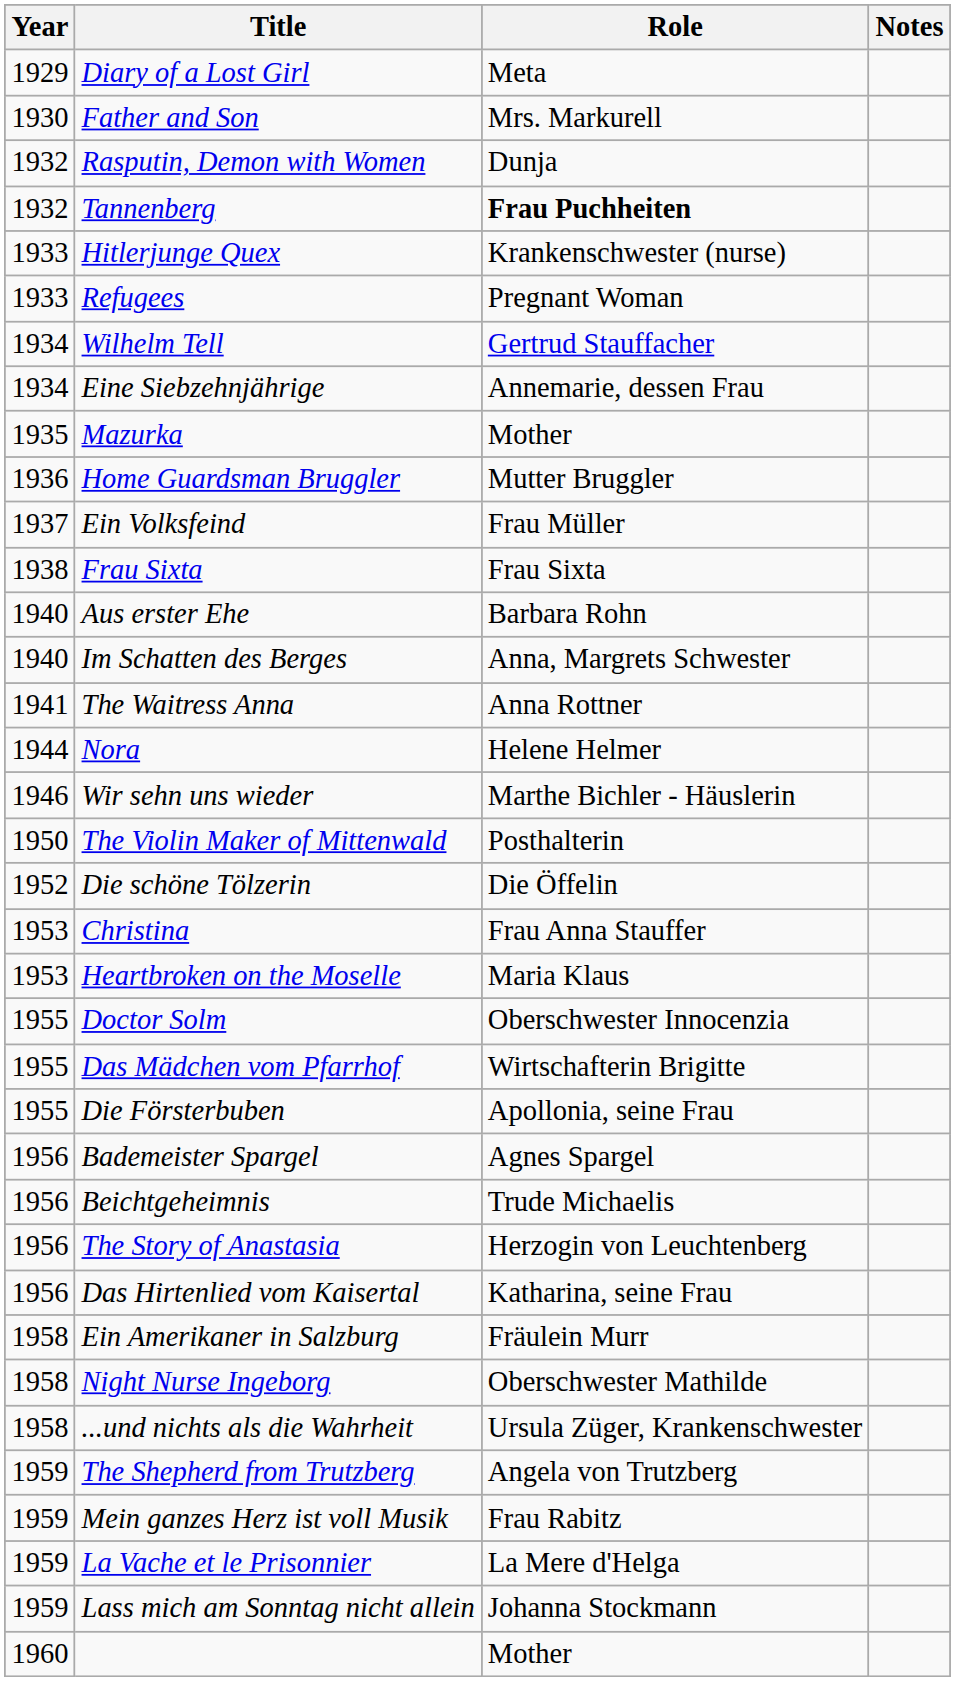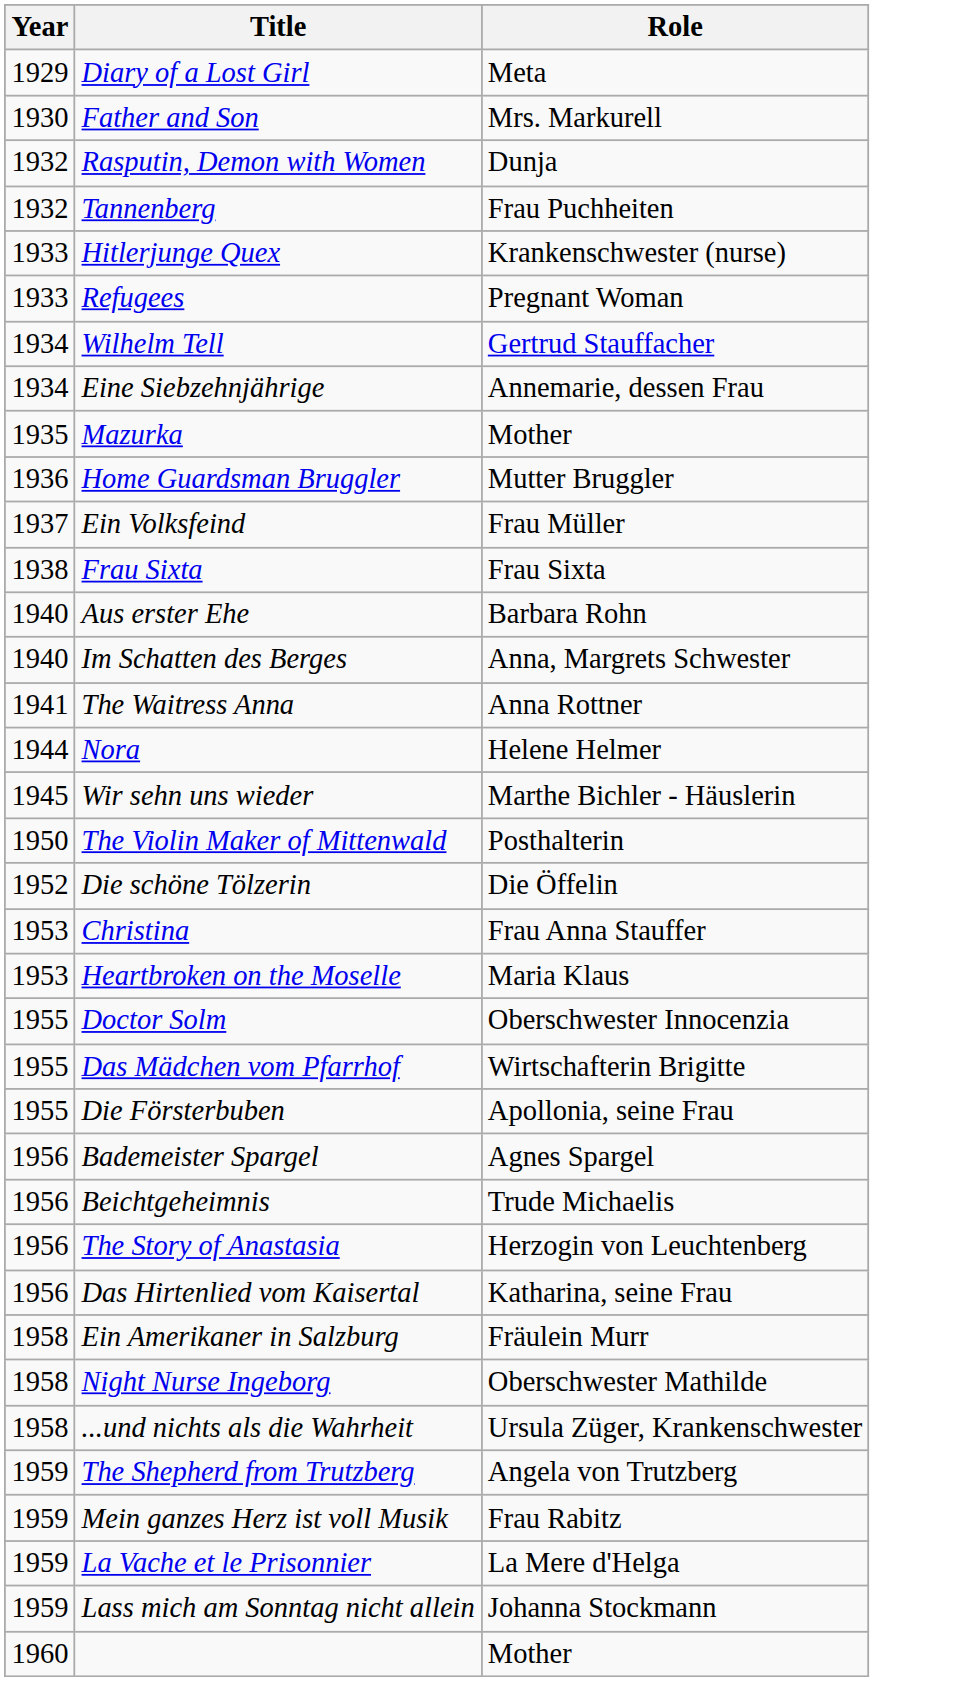- column: (909, 27)
(590, 207) bold -> (581, 207) normal
(40, 794) 1946 -> (40, 794) 1945
